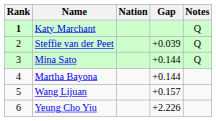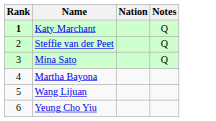- column: (166, 12)
